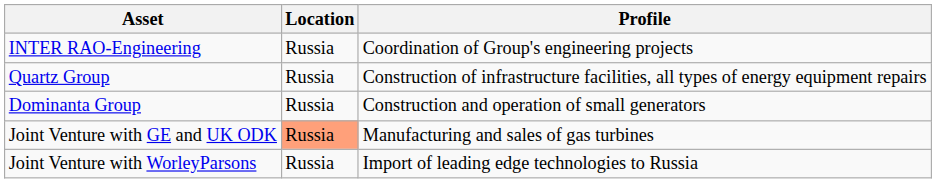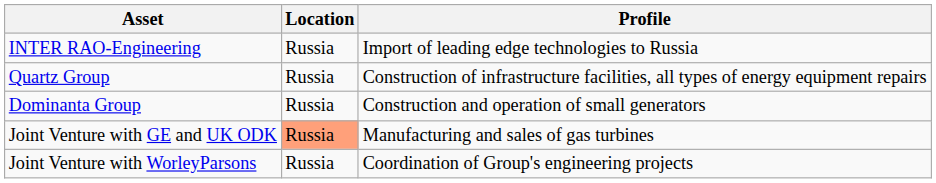(528, 47) Coordination of Group's engineering projects -> (530, 47) Import of leading edge technologies to Russia
(530, 163) Import of leading edge technologies to Russia -> (528, 163) Coordination of Group's engineering projects
